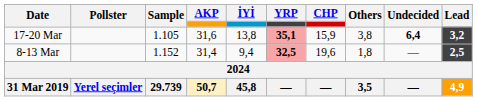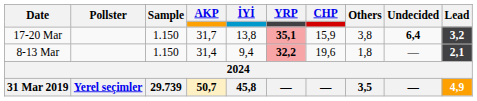(166, 35) 1.105 -> (166, 35) 1.150
(207, 35) 31,6 -> (207, 35) 31,7
(166, 52) 1.152 -> (166, 52) 1.150
(286, 52) 32,5 -> (286, 52) 32,2
(457, 52) 2,5 -> (457, 52) 2,1
